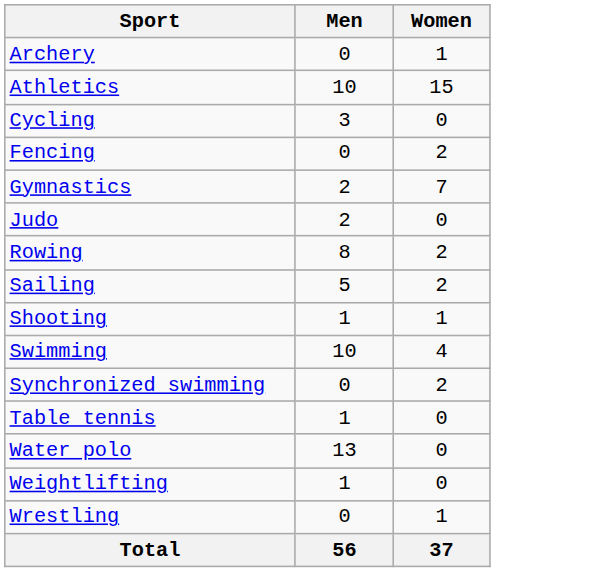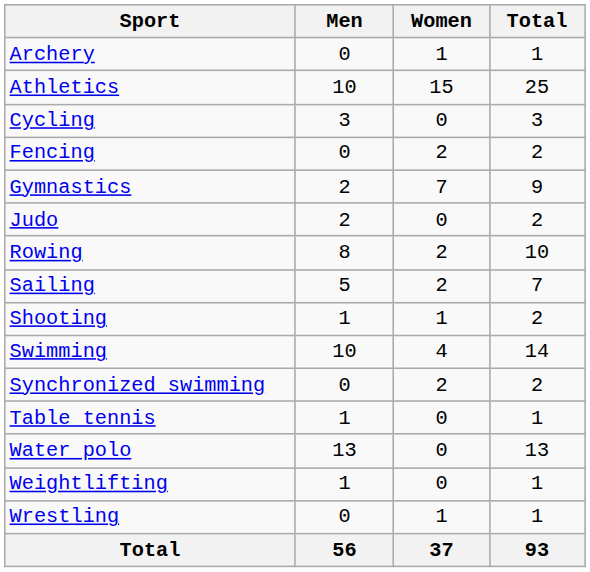+ column: (537, 21)
